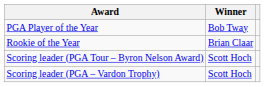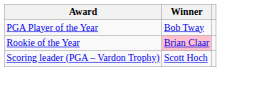(231, 43) no background -> (187, 43) pink background
- row: (105, 58)
